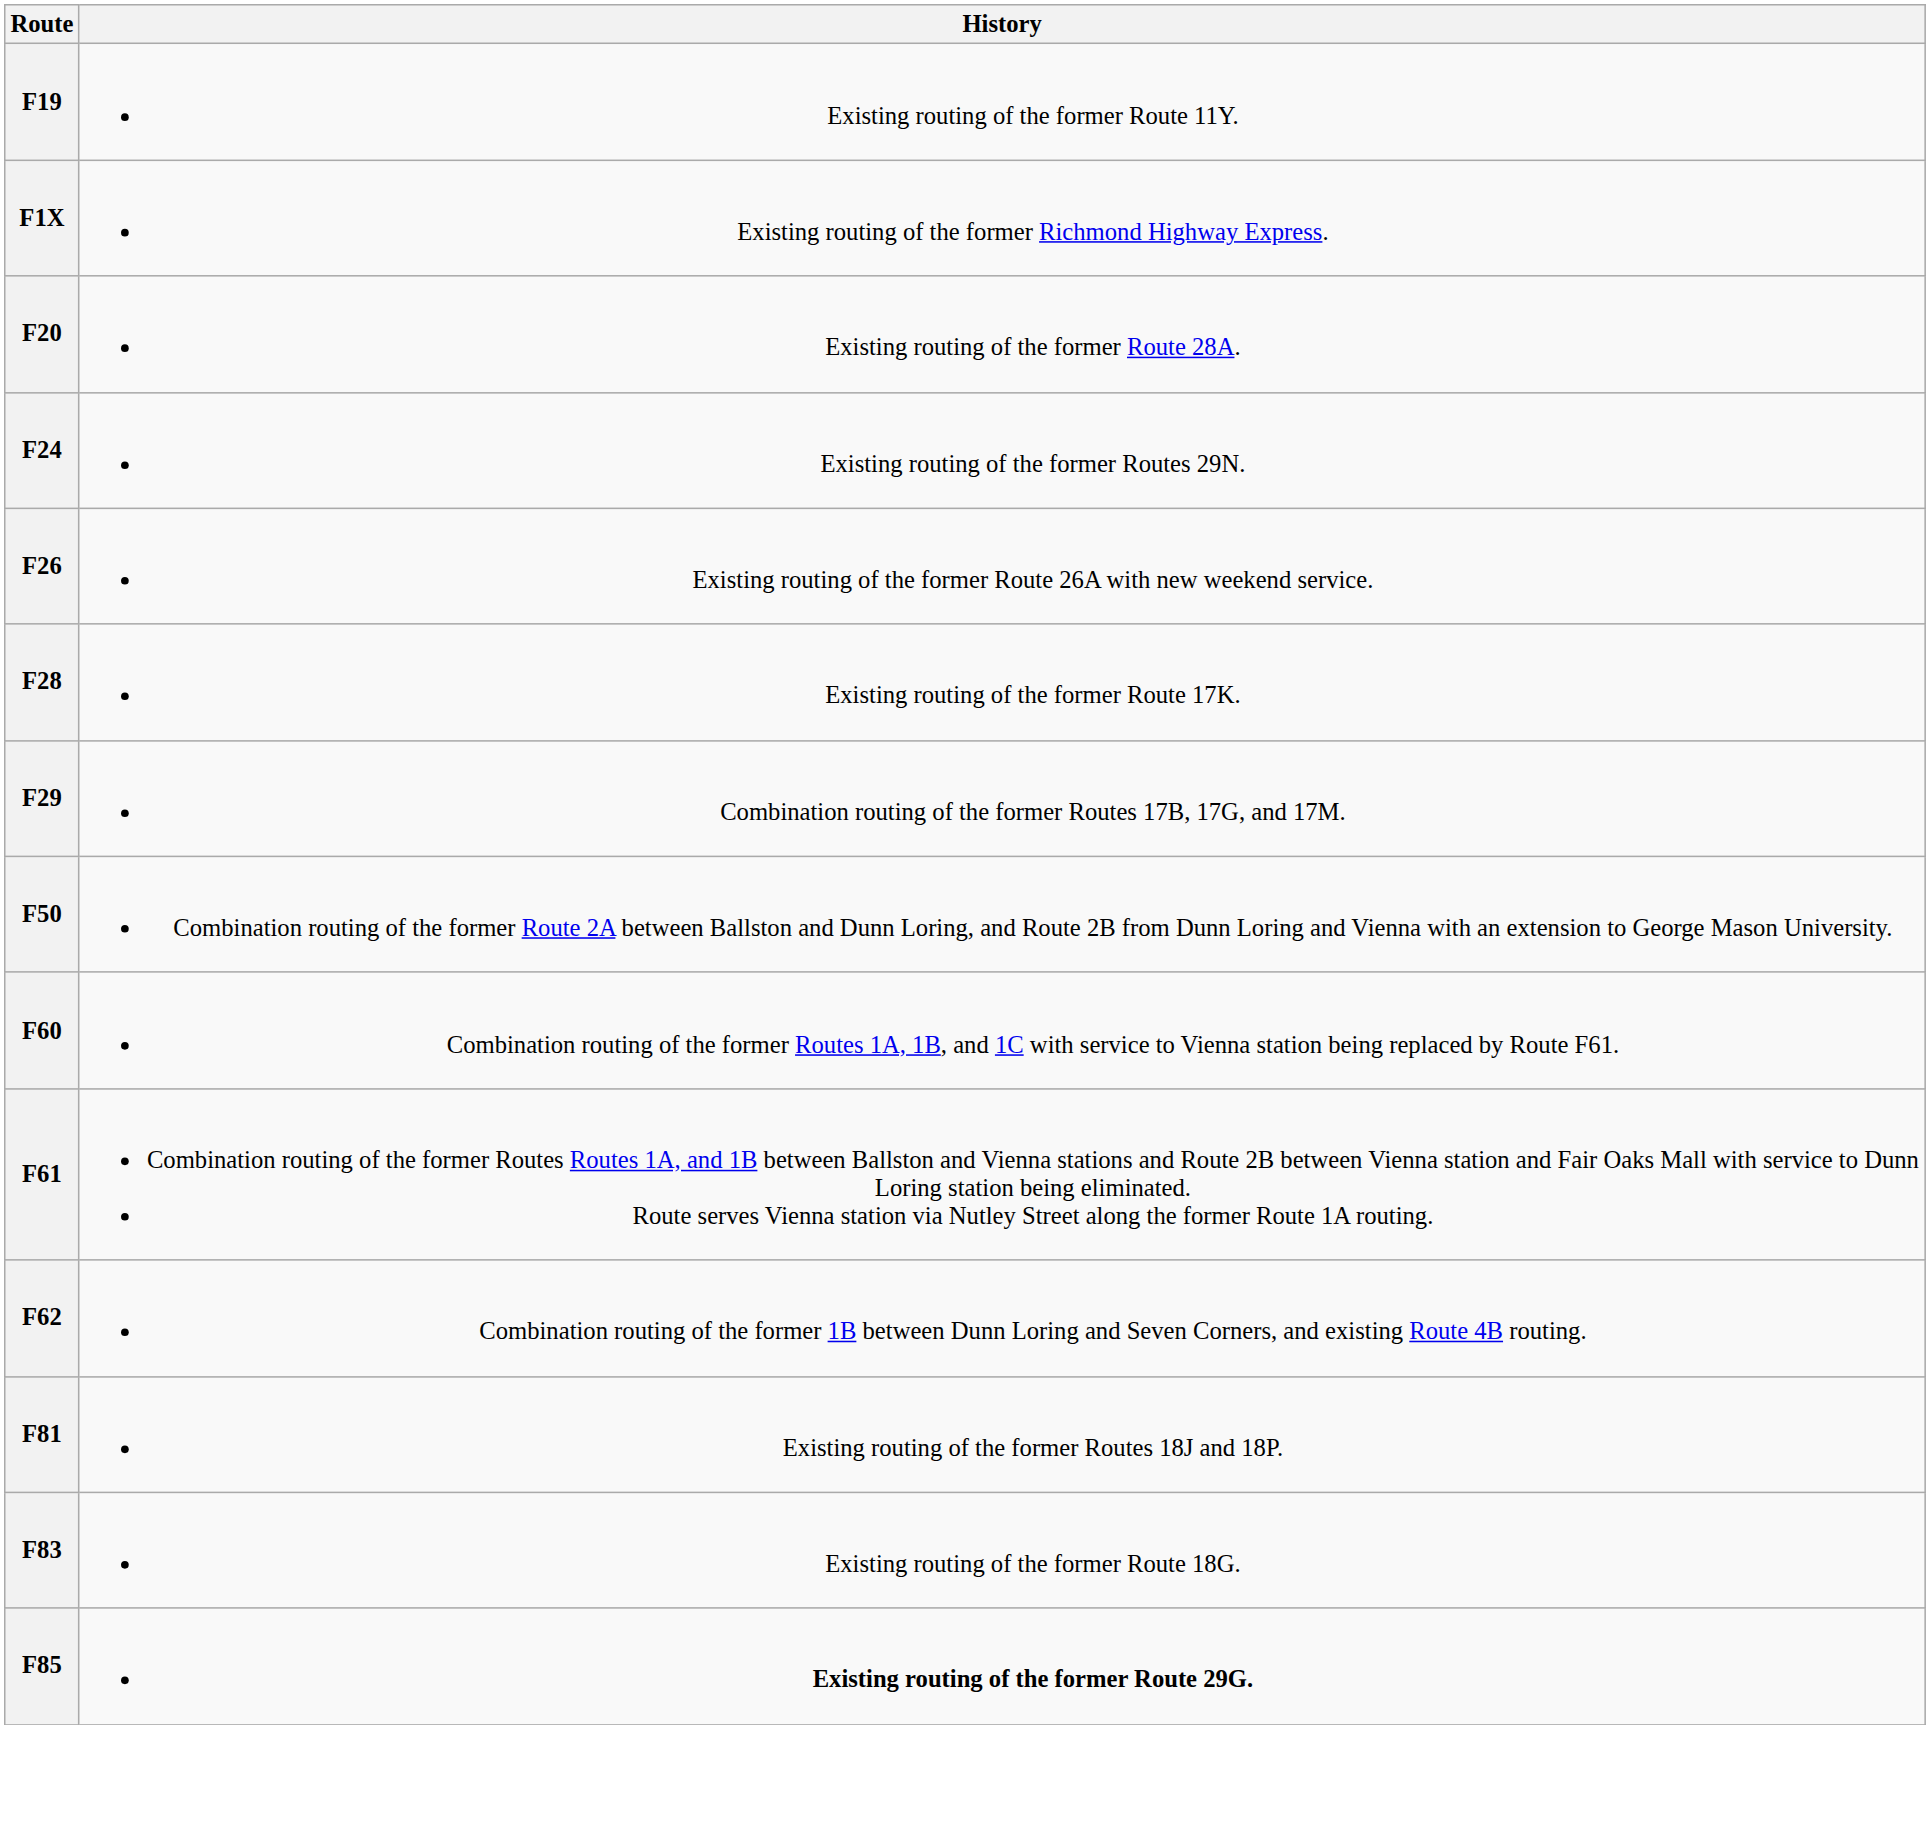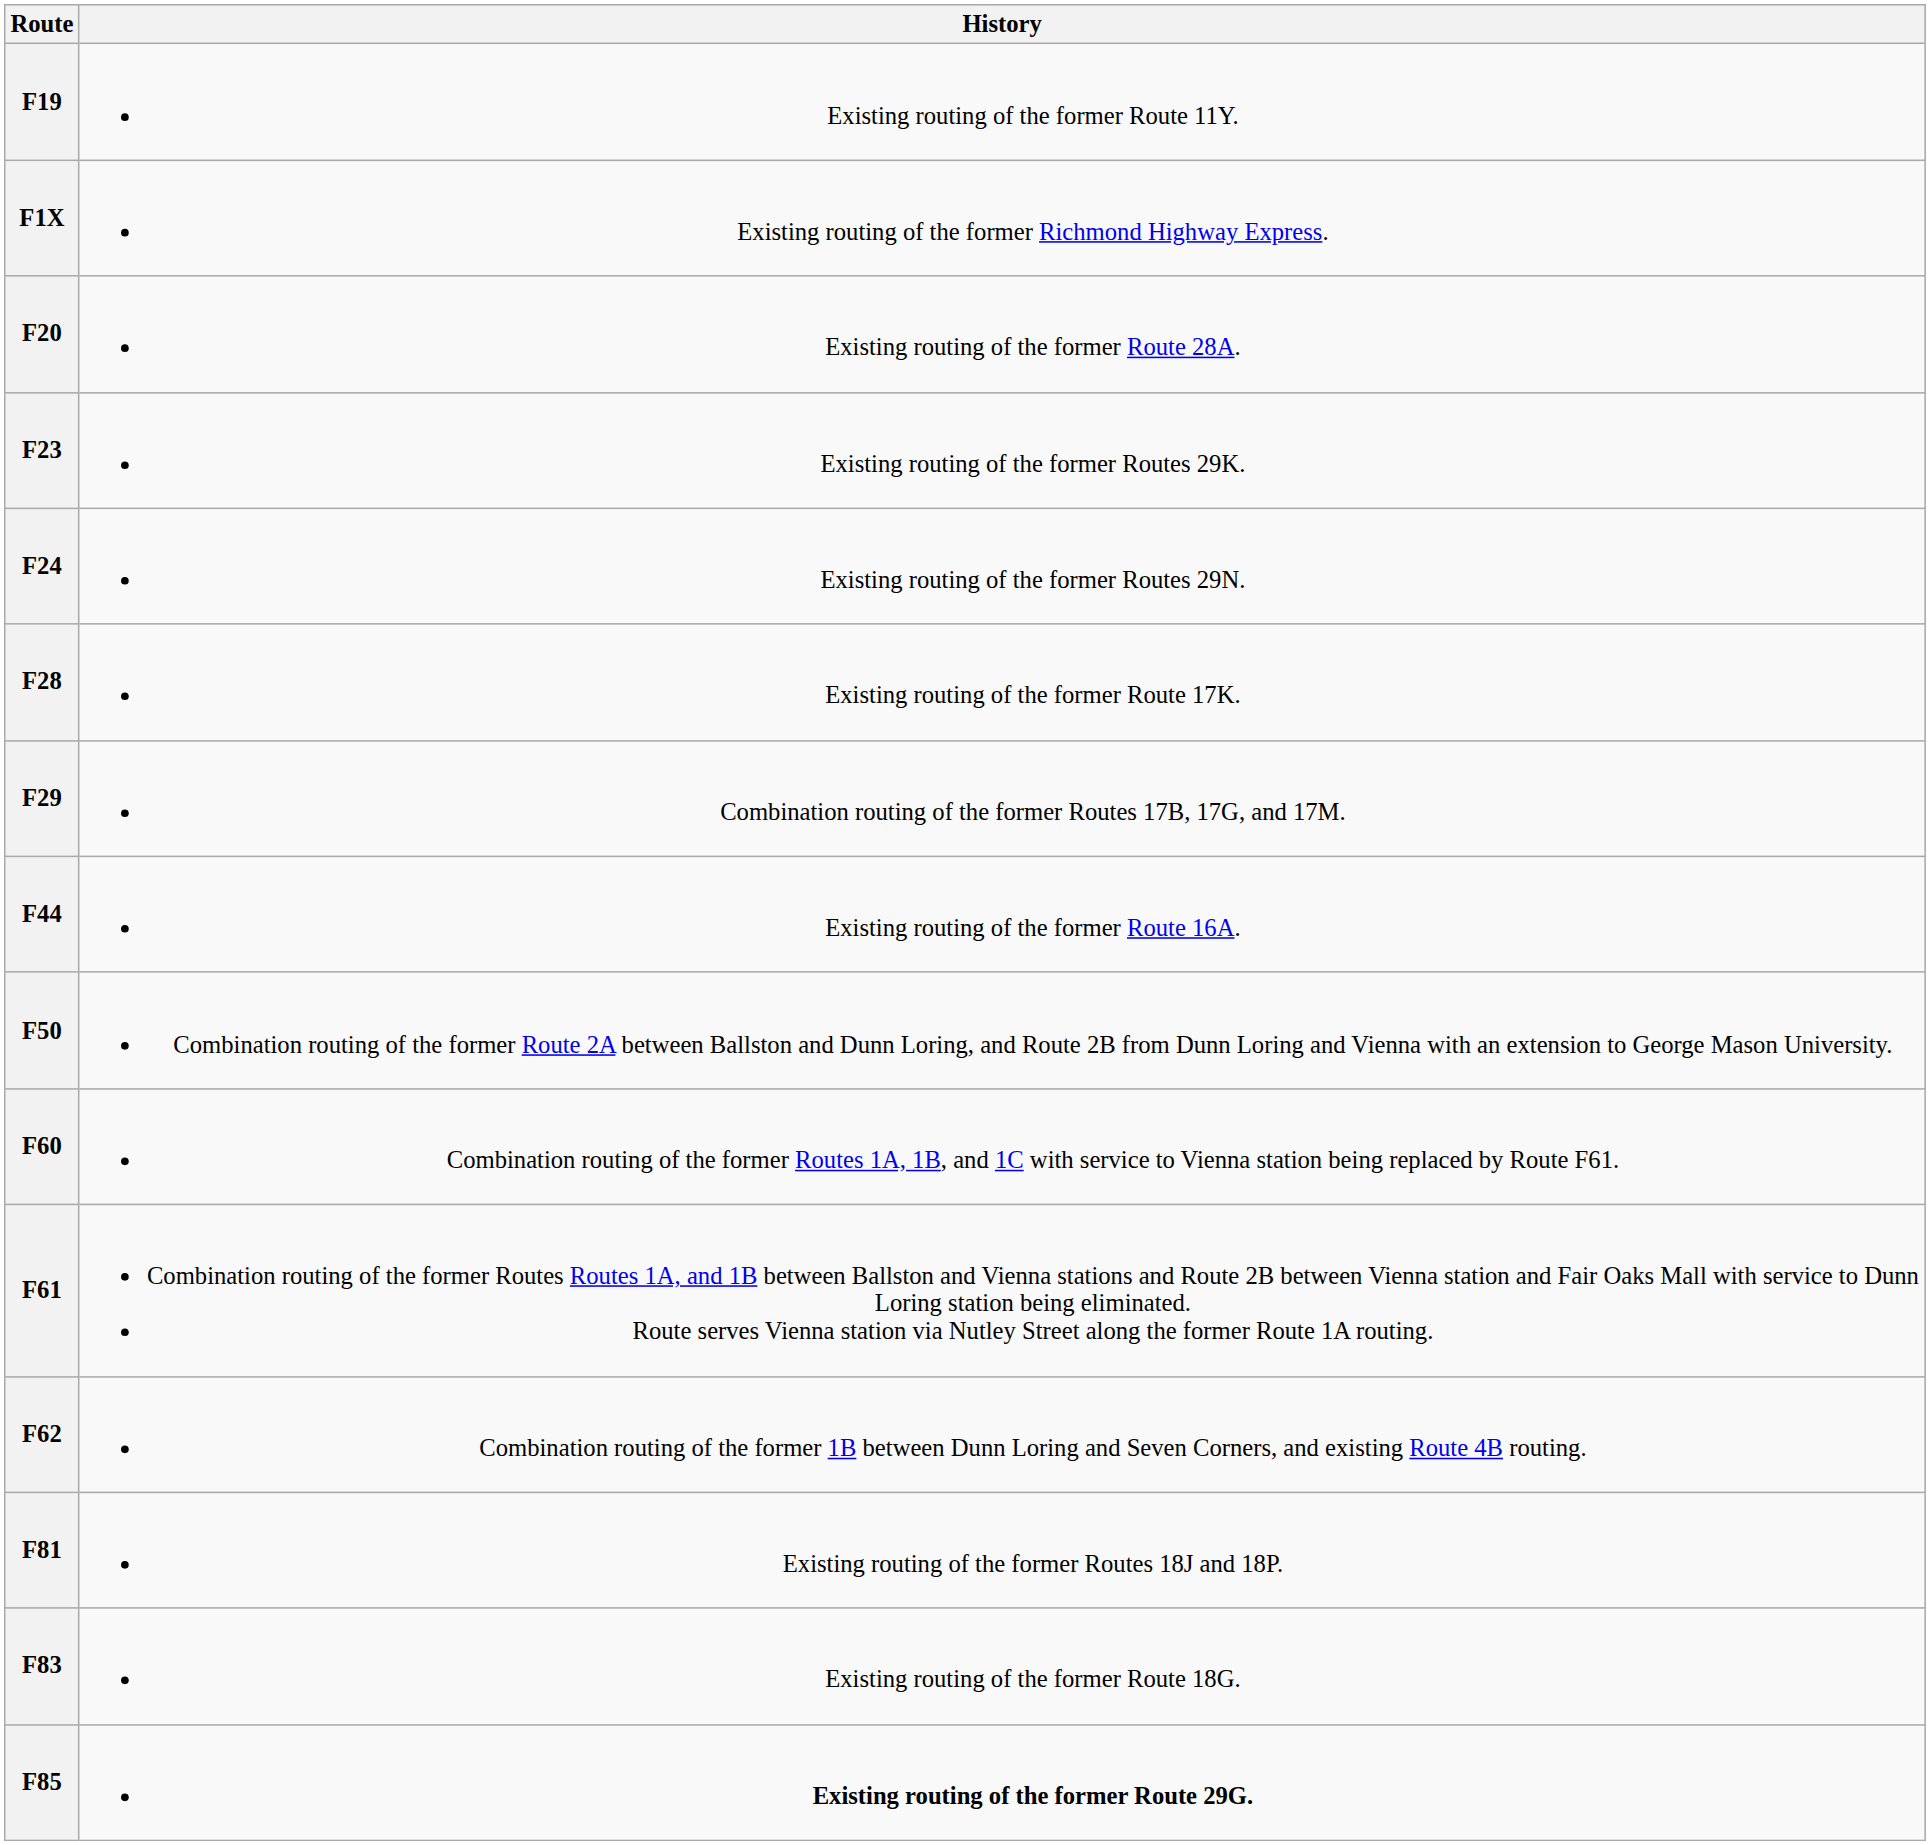+ row: (42, 449)
- row: (42, 565)
+ row: (42, 914)
